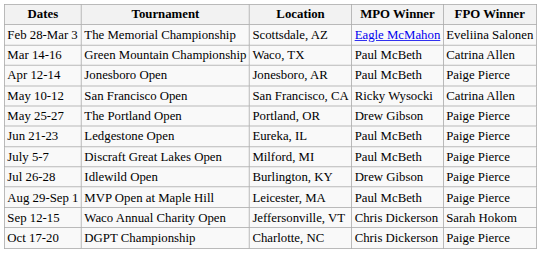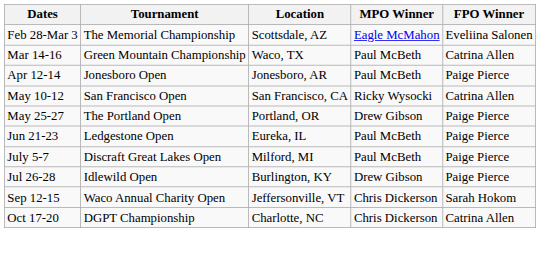- row: (43, 197)
(478, 237) Paige Pierce -> (480, 217) Catrina Allen
